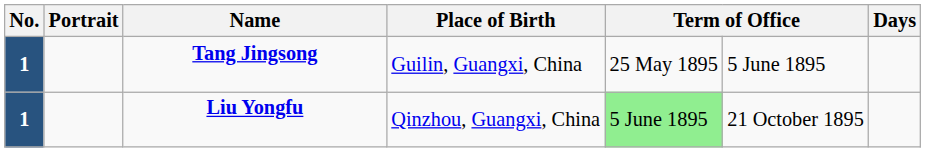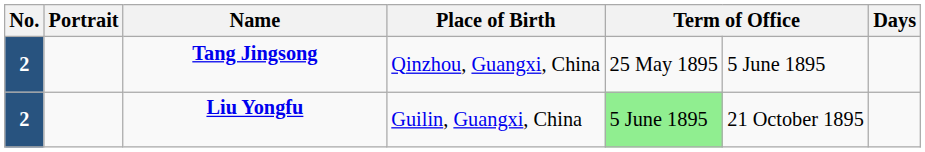(24, 64) 1 -> (24, 64) 2
(487, 64) Guilin, Guangxi, China -> (496, 64) Qinzhou, Guangxi, China
(24, 119) 1 -> (24, 119) 2
(496, 119) Qinzhou, Guangxi, China -> (487, 119) Guilin, Guangxi, China
